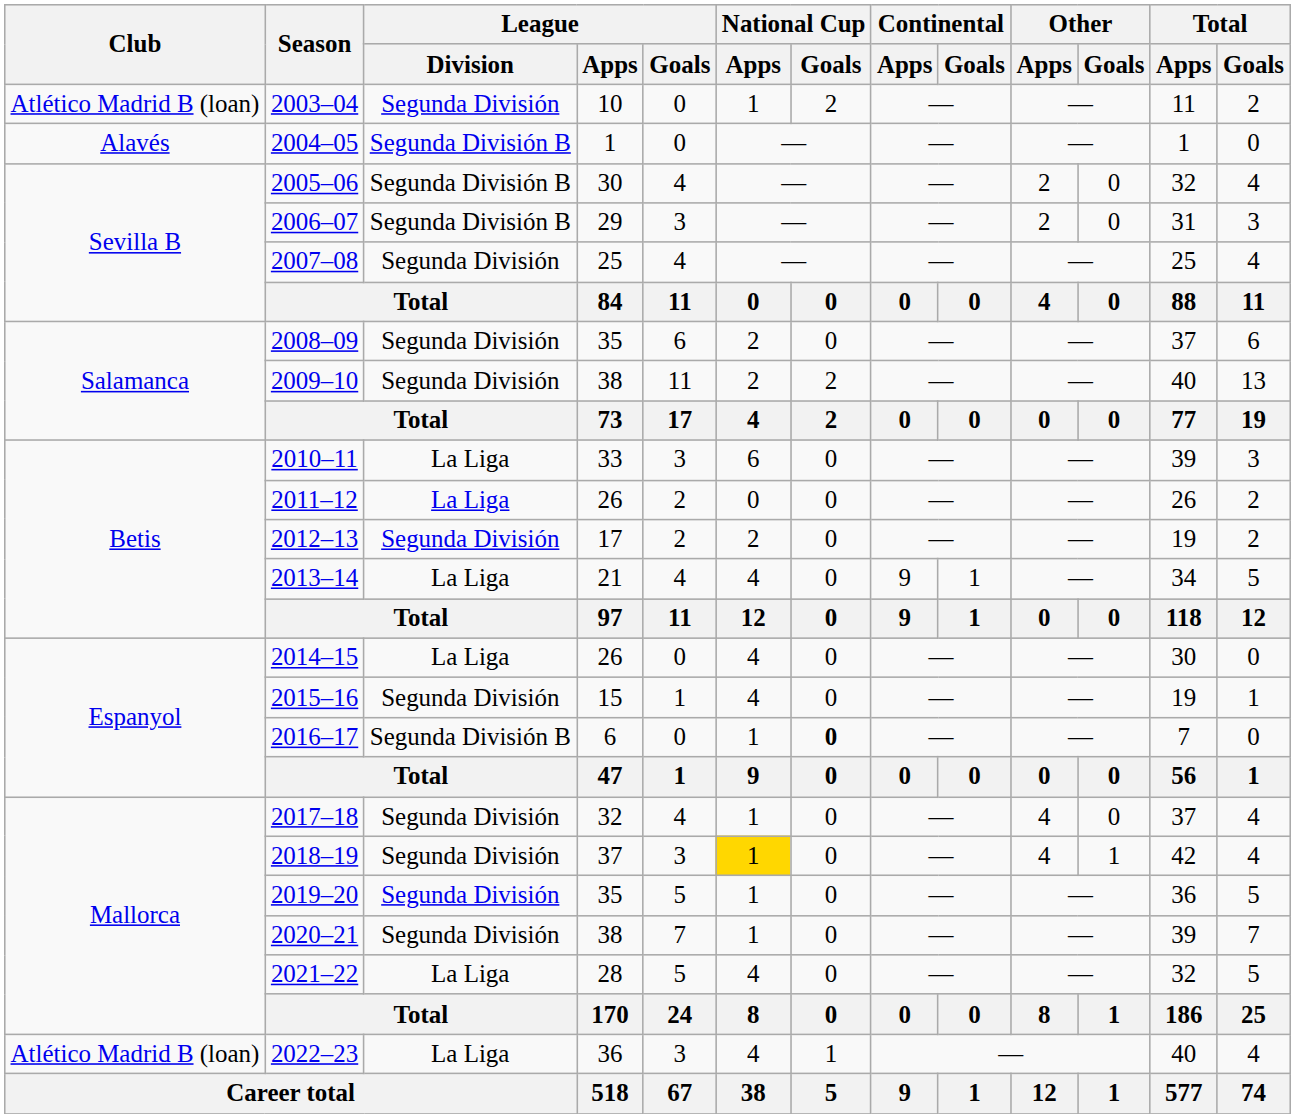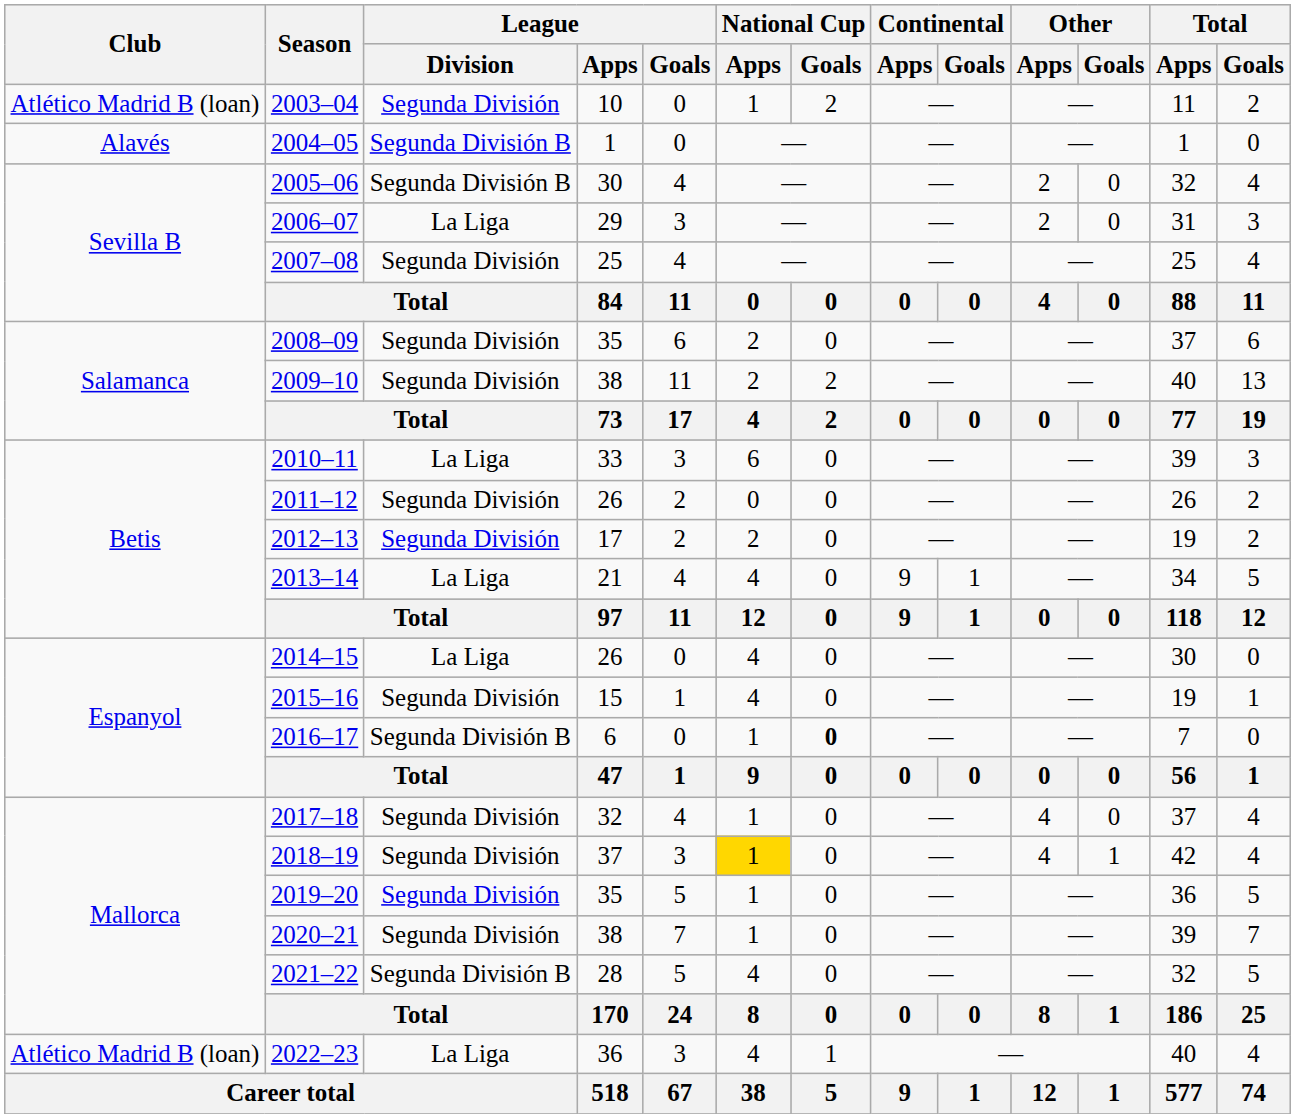(470, 222) Segunda División B -> (470, 222) La Liga
(470, 499) La Liga -> (470, 499) Segunda División
(470, 974) La Liga -> (470, 974) Segunda División B
